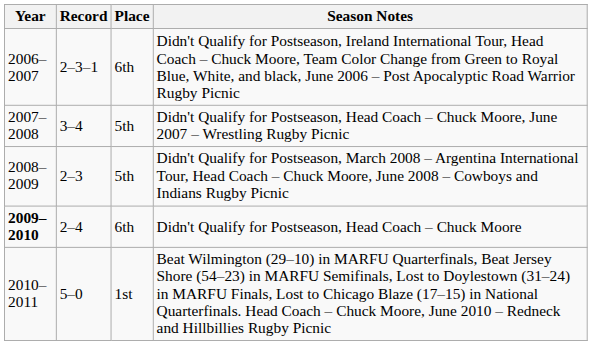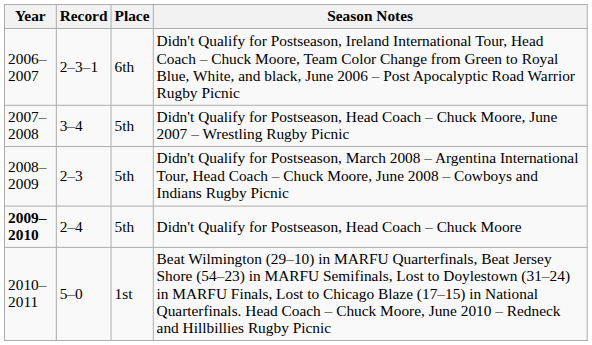(124, 226) 6th -> (124, 226) 5th
